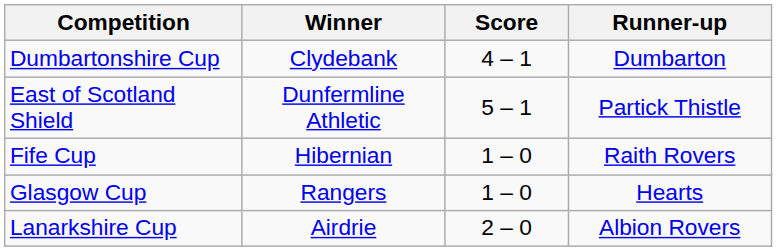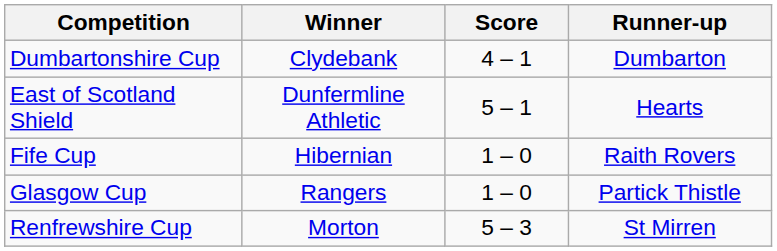(670, 107) Partick Thistle -> (670, 107) Hearts
(670, 192) Hearts -> (670, 192) Partick Thistle
- row: (93, 228)
+ row: (101, 228)
